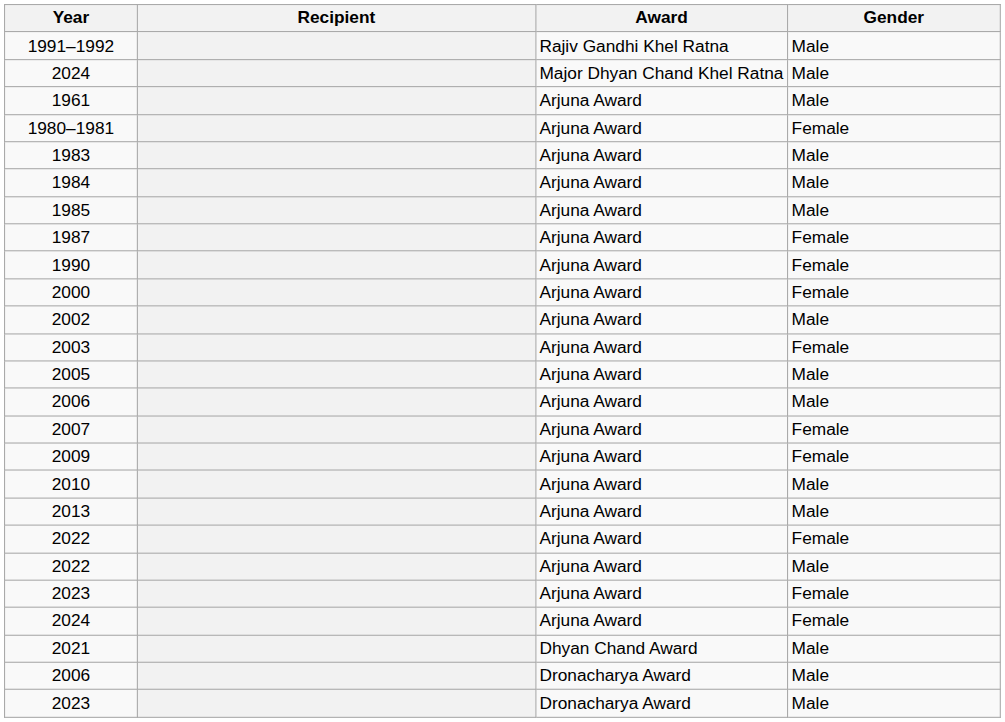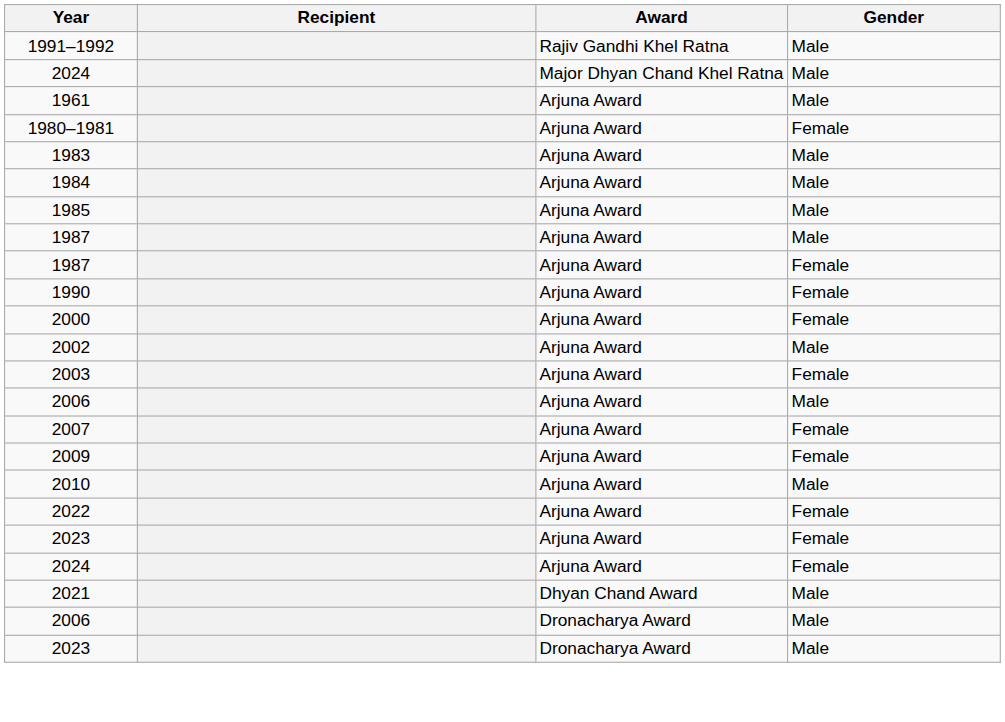+ row: (71, 237)
- row: (71, 374)
- row: (71, 511)
- row: (71, 566)
